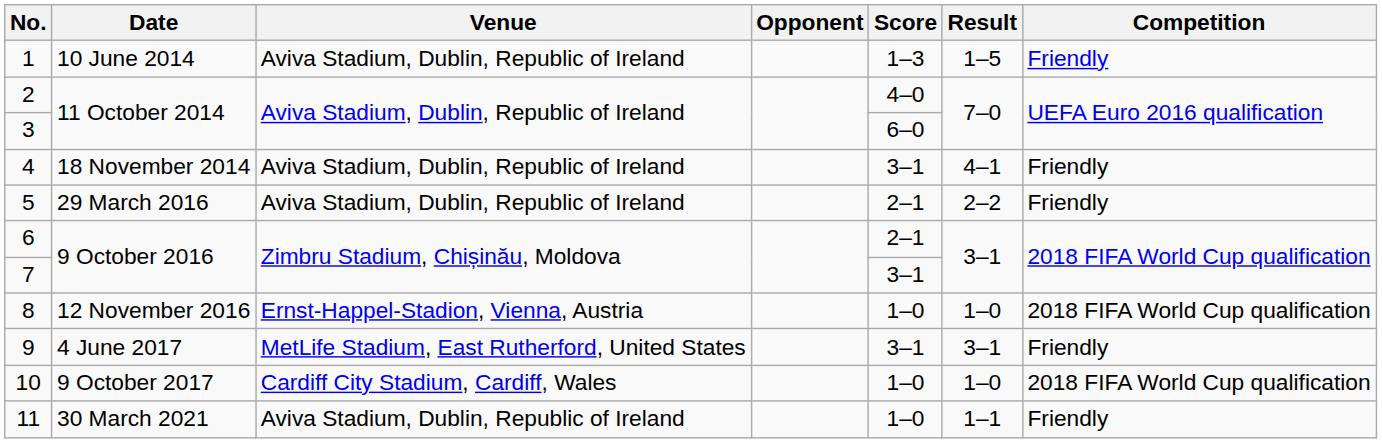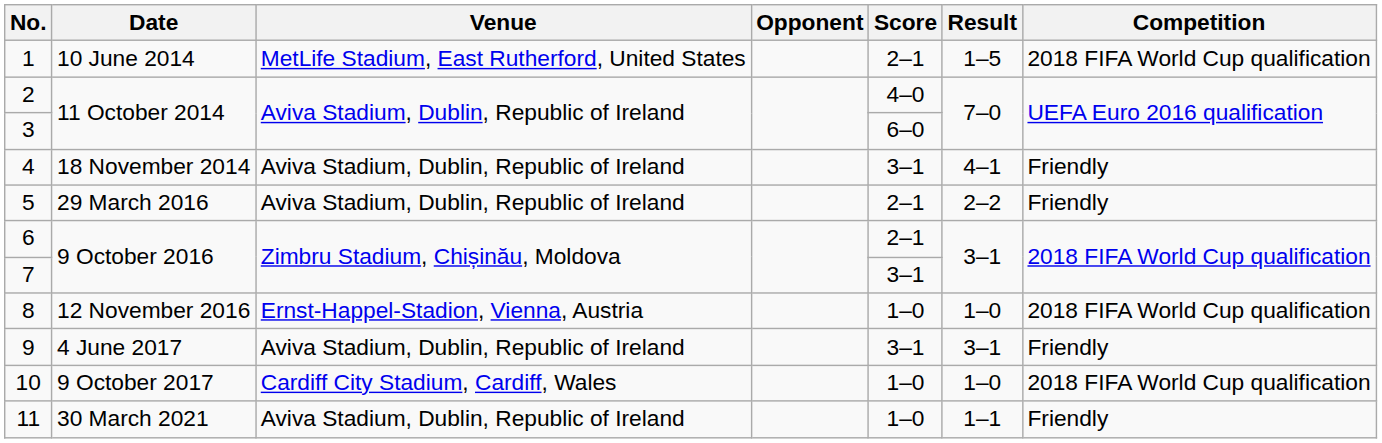(473, 58) Aviva Stadium, Dublin, Republic of Ireland -> (503, 58) MetLife Stadium, East Rutherford, United States
(905, 58) 1–3 -> (905, 58) 2–1
(1068, 58) Friendly -> (1199, 58) 2018 FIFA World Cup qualification
(503, 346) MetLife Stadium, East Rutherford, United States -> (473, 346) Aviva Stadium, Dublin, Republic of Ireland
